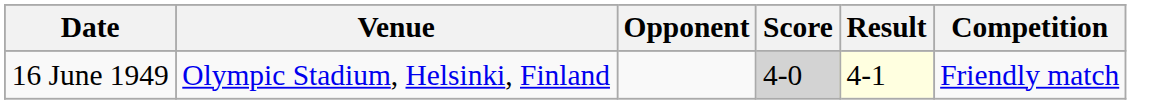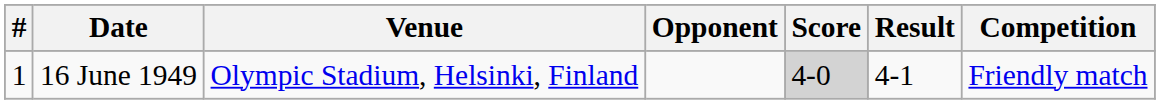+ column: (19, 27)
(866, 74) lightyellow background -> (894, 74) no background
